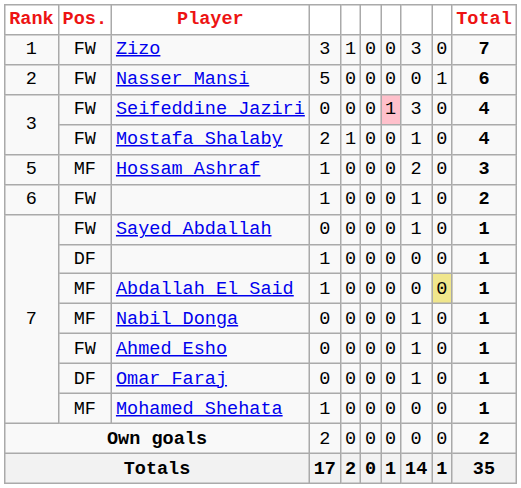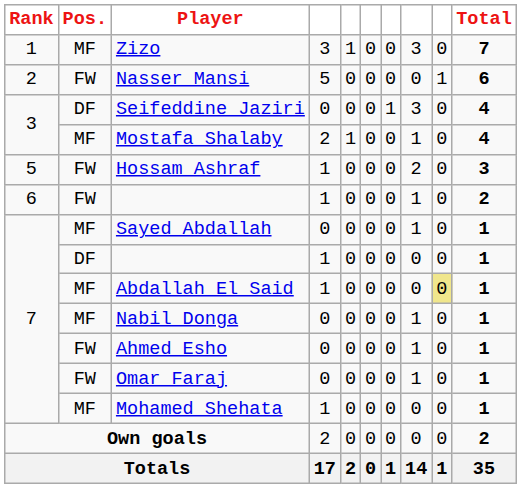(85, 50) FW -> (85, 50) MF
(85, 110) FW -> (85, 110) DF
(391, 110) pink background -> (391, 110) no background
(85, 140) FW -> (85, 140) MF
(85, 170) MF -> (85, 170) FW
(85, 229) FW -> (85, 229) MF
(85, 379) DF -> (85, 379) FW
